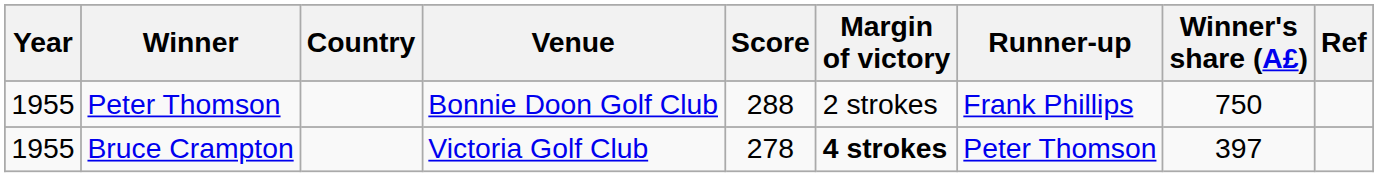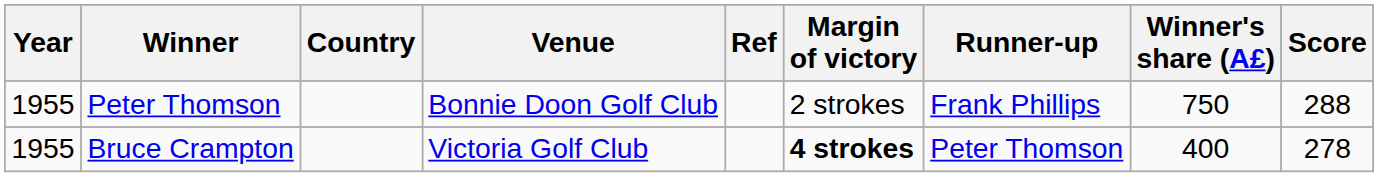columns swapped: (770, 42) <-> (1344, 42)
(1239, 148) 397 -> (1206, 148) 400
